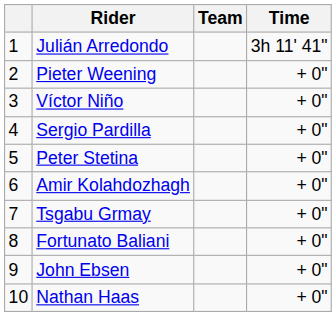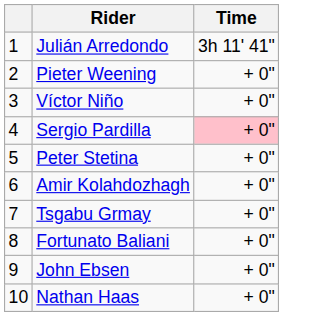- column: (220, 18)
(312, 130) no background -> (259, 130) pink background
